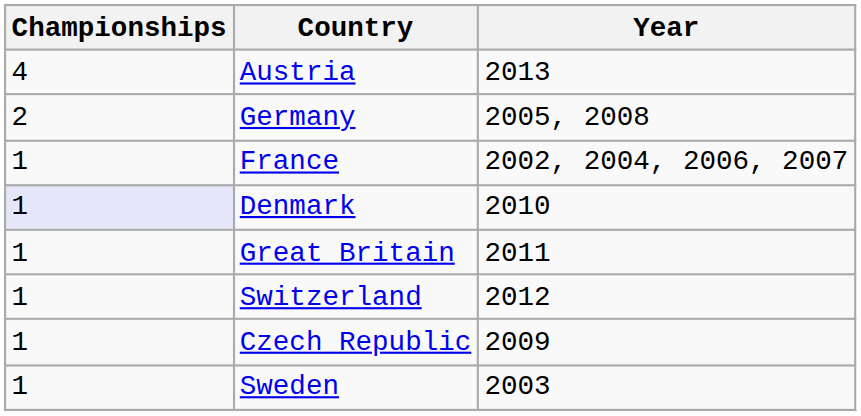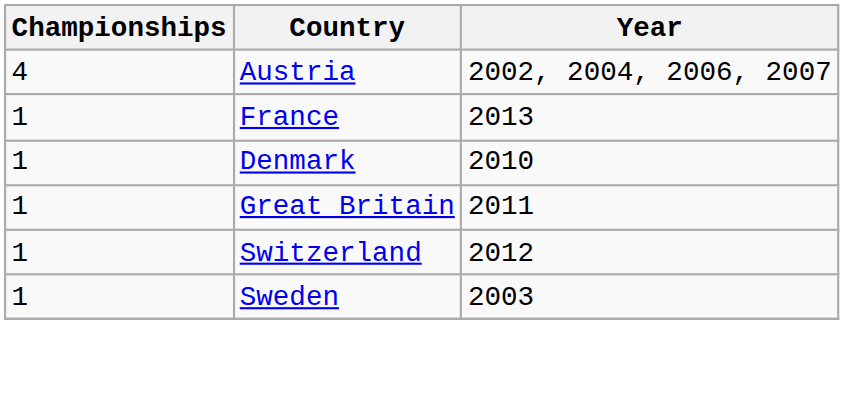(518, 72) 2013 -> (650, 72) 2002, 2004, 2006, 2007
- row: (298, 117)
(666, 162) 2002, 2004, 2006, 2007 -> (501, 117) 2013
(20, 207) lavender background -> (20, 162) no background
- row: (356, 342)
